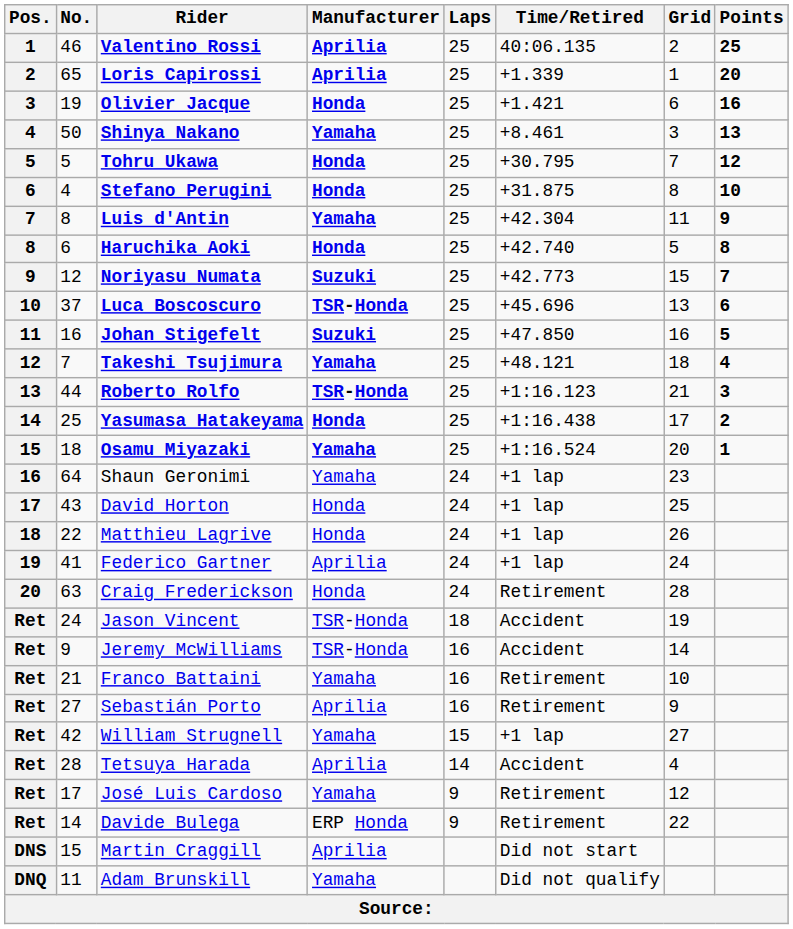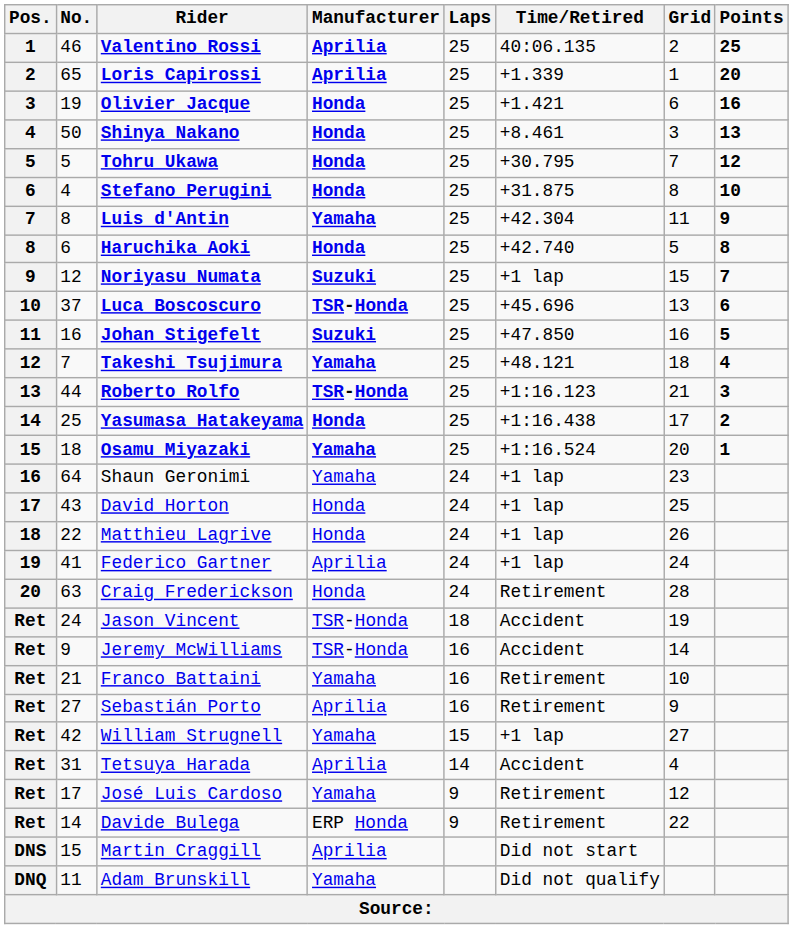(344, 134) Yamaha -> (339, 134) Honda
(537, 278) +42.773 -> (532, 278) +1 lap
(71, 766) 28 -> (71, 766) 31
